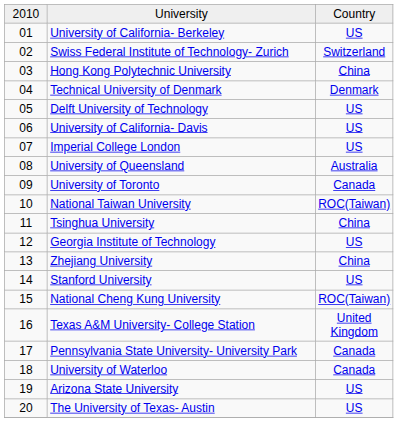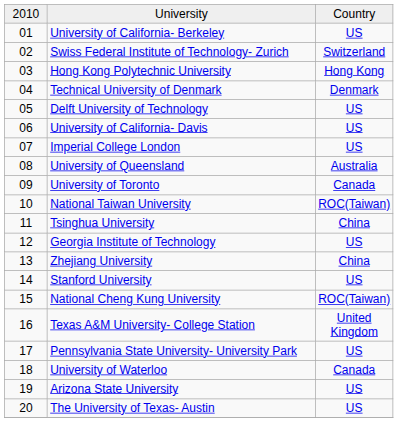(354, 71) China -> (354, 71) Hong Kong
(354, 351) Canada -> (354, 351) US
